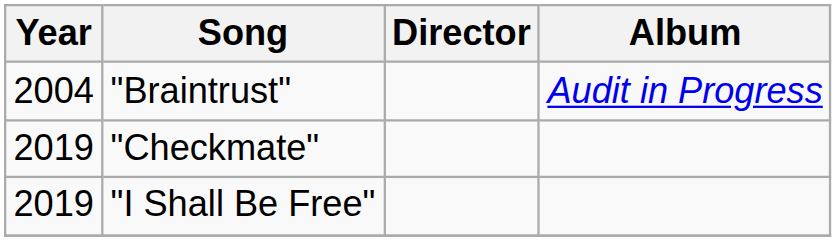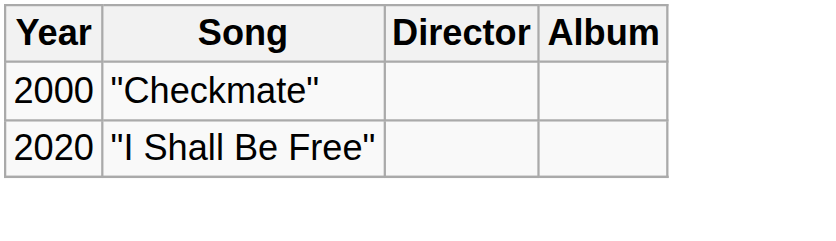- row: (201, 90)
(54, 147) 2019 -> (54, 90) 2000
(54, 205) 2019 -> (54, 147) 2020
